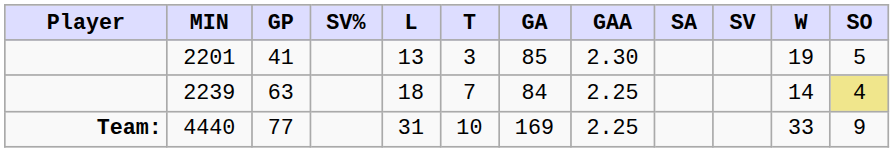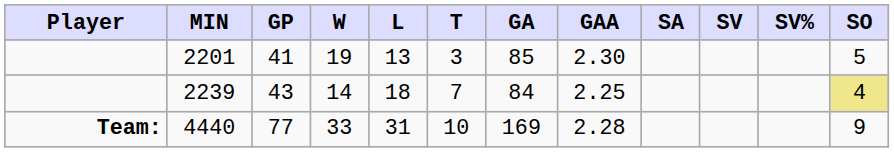columns swapped: (801, 23) <-> (346, 23)
(281, 93) 63 -> (281, 93) 43
(612, 129) 2.25 -> (599, 129) 2.28
